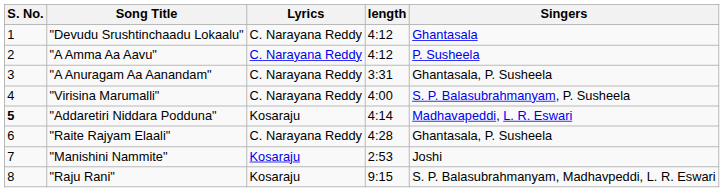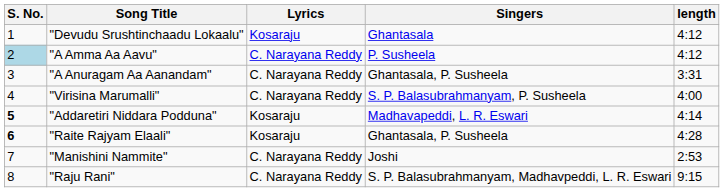columns swapped: (564, 14) <-> (387, 14)
(306, 34) C. Narayana Reddy -> (275, 34) Kosaraju
(11, 55) no background -> (11, 55) lightblue background
(11, 136) normal -> (11, 136) bold
(306, 136) C. Narayana Reddy -> (275, 136) Kosaraju
(275, 156) Kosaraju -> (306, 156) C. Narayana Reddy
(275, 177) Kosaraju -> (306, 177) C. Narayana Reddy
